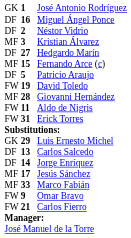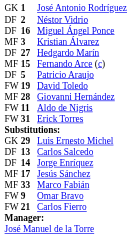rows swapped: (63, 30) <-> (76, 19)
